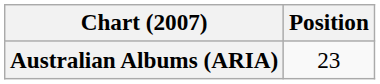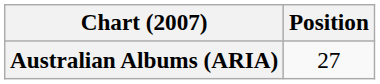(329, 59) 23 -> (329, 59) 27
